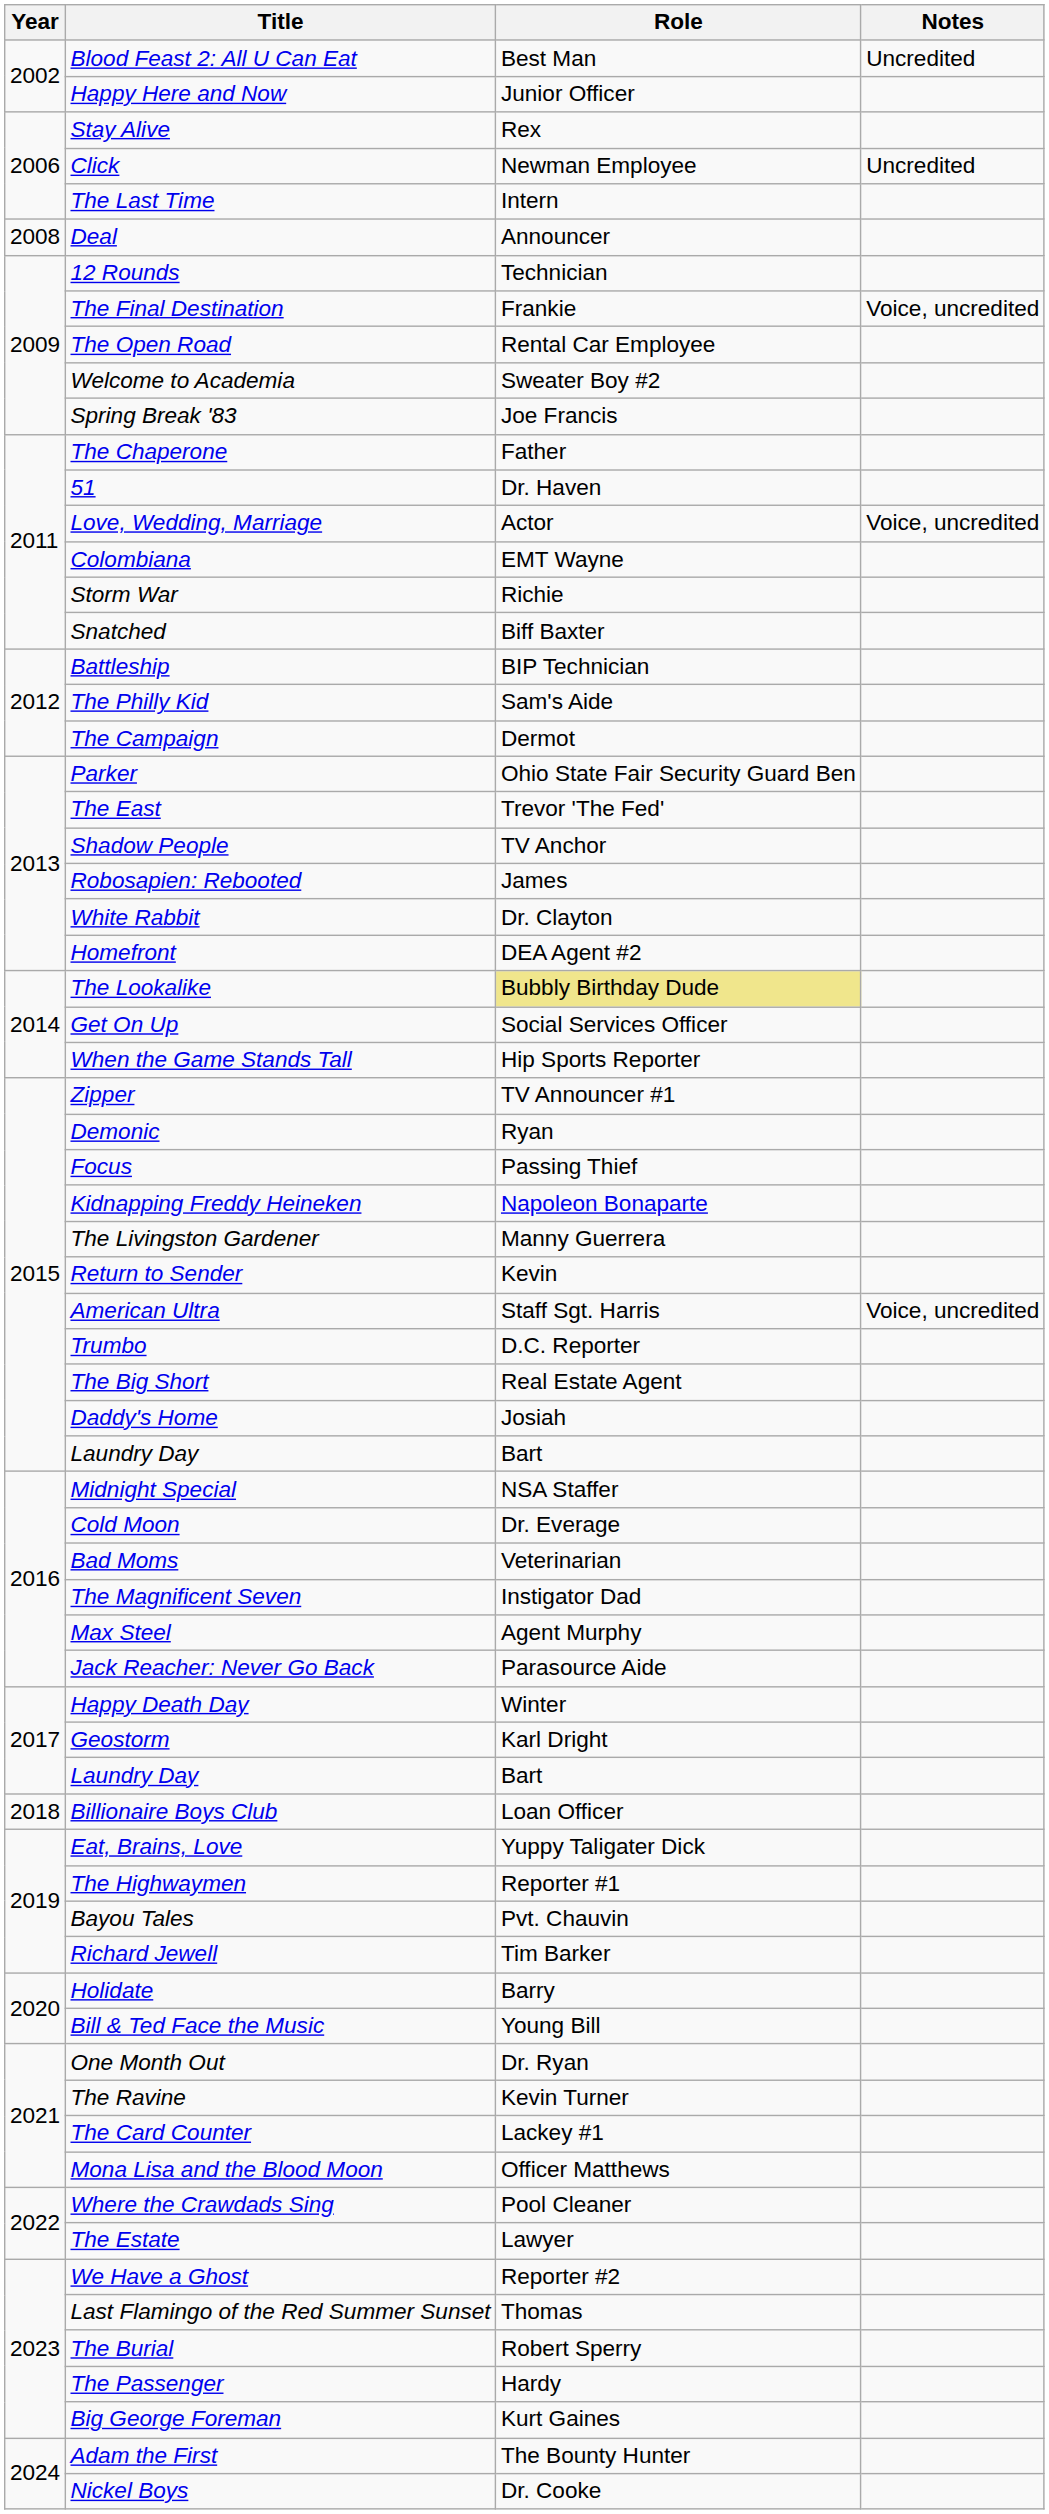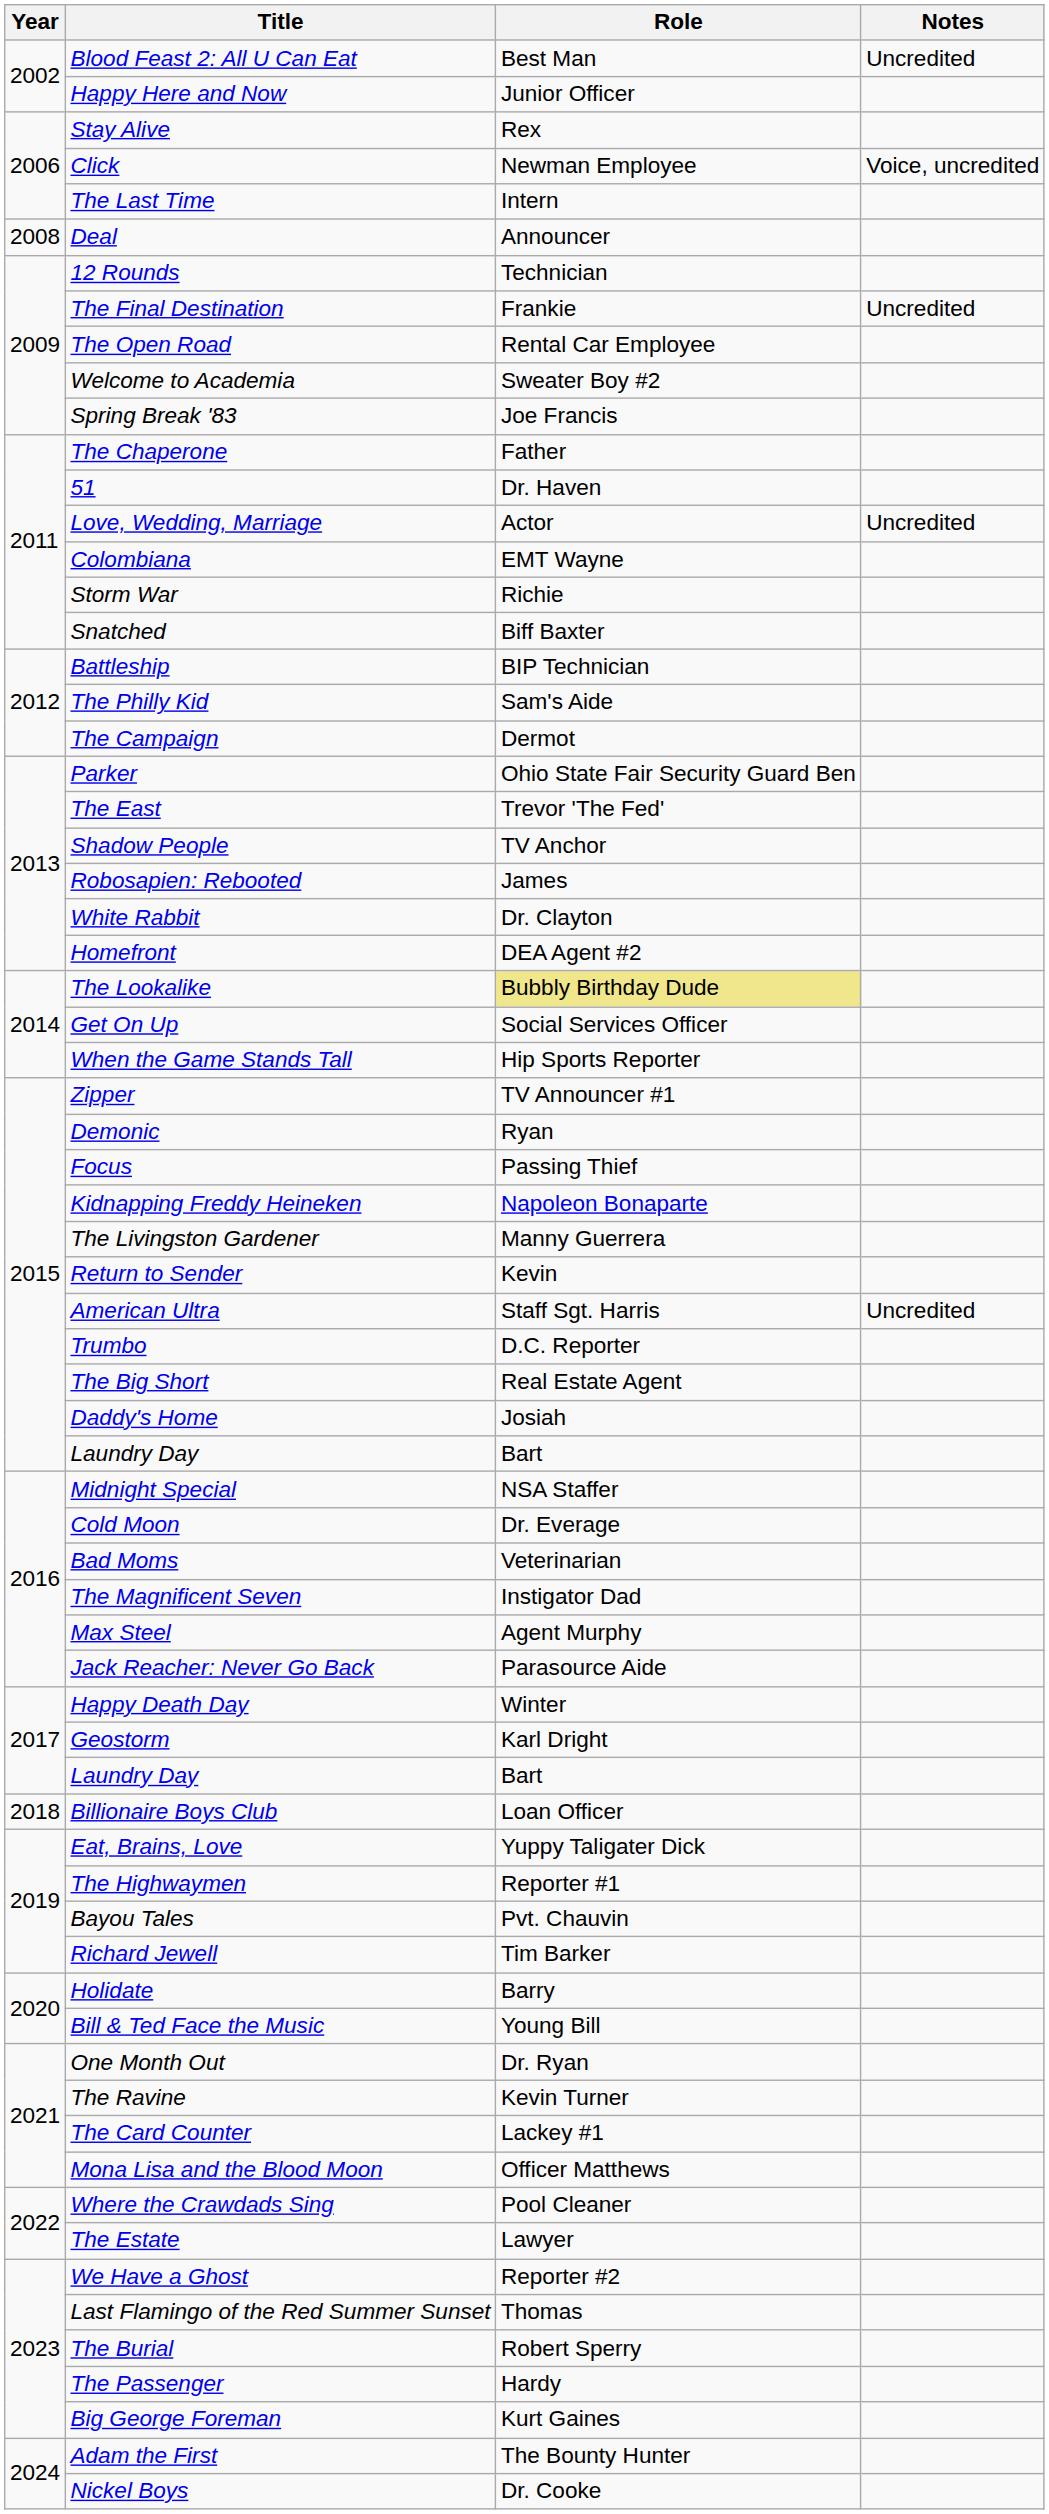(921, 165) Uncredited -> (953, 165) Voice, uncredited
(953, 308) Voice, uncredited -> (921, 308) Uncredited
(953, 523) Voice, uncredited -> (921, 523) Uncredited
(953, 1310) Voice, uncredited -> (921, 1310) Uncredited
